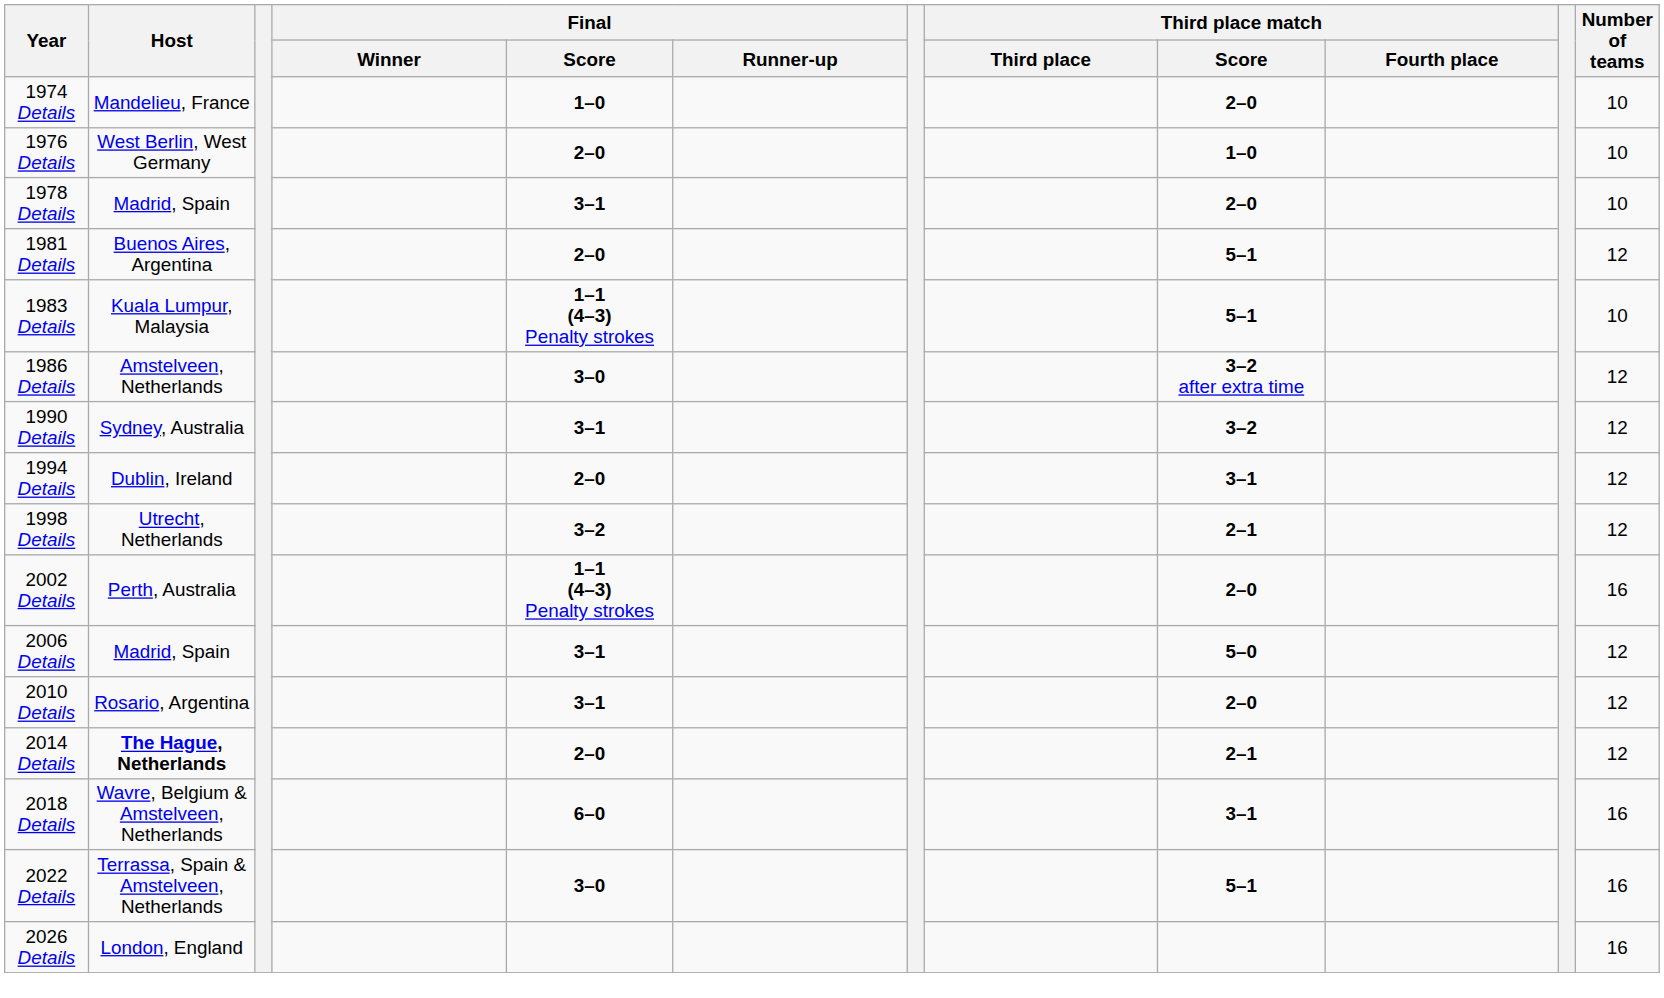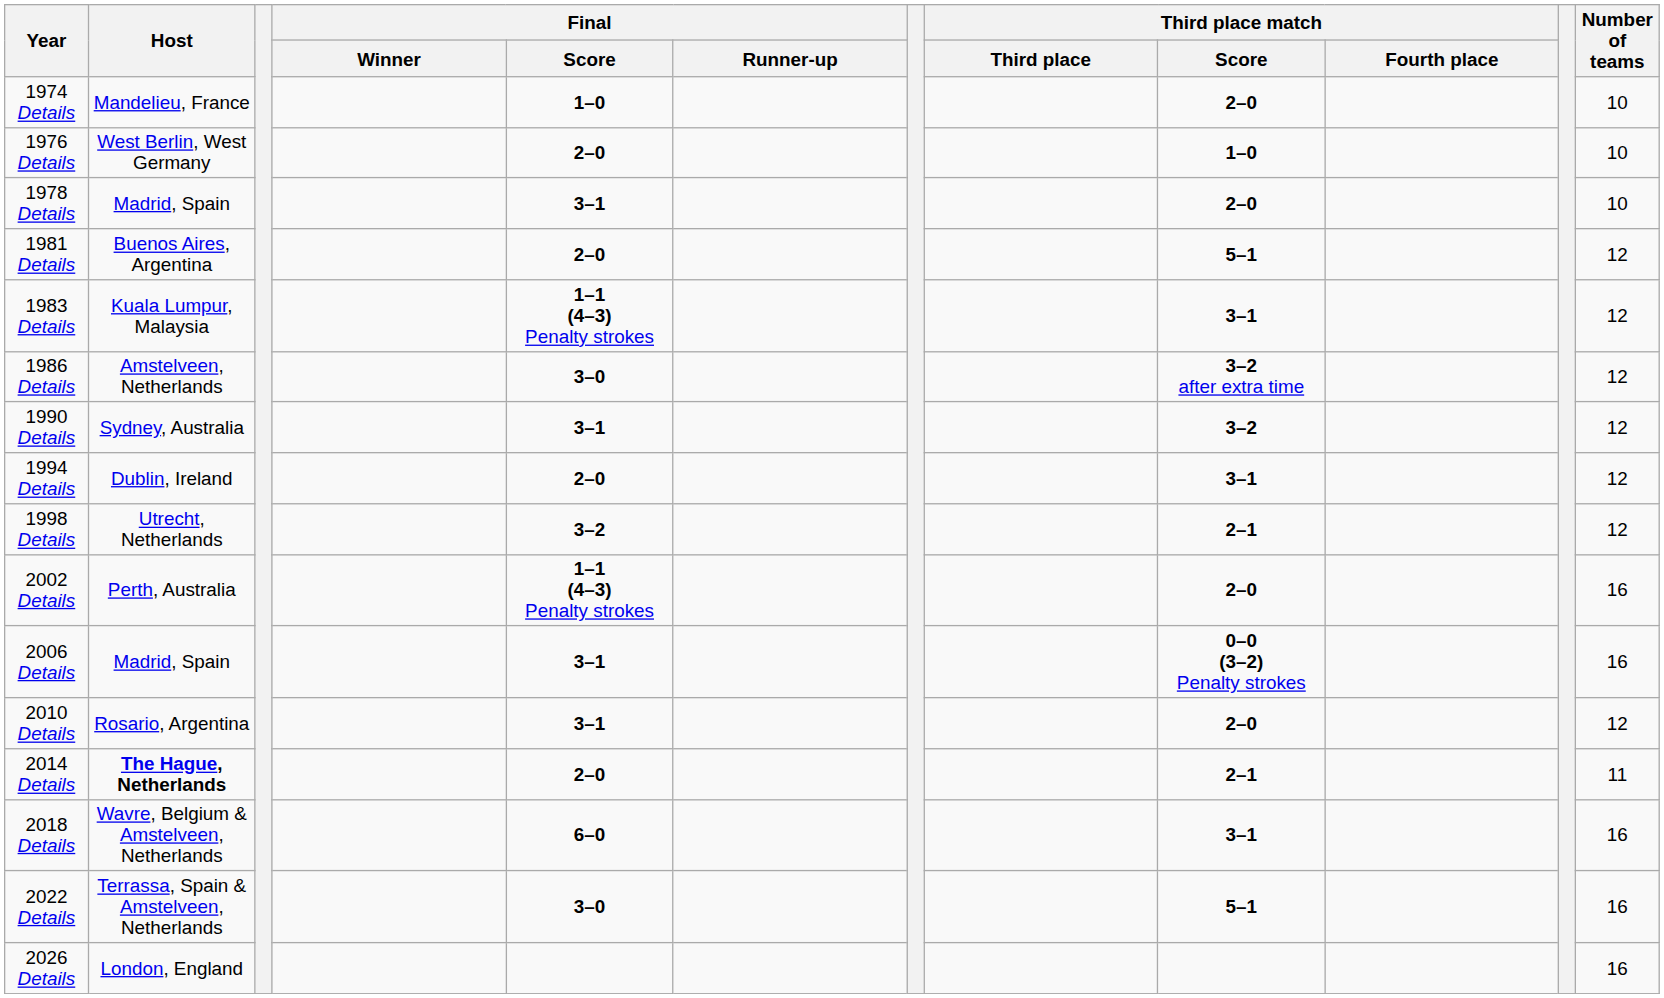(1241, 316) 5–1 -> (1241, 316) 3–1
(1617, 316) 10 -> (1617, 316) 12
(1241, 652) 5–0 -> (1241, 662) 0–0 (3–2) Penalty strokes
(1617, 652) 12 -> (1617, 662) 16
(1617, 753) 12 -> (1617, 774) 11
